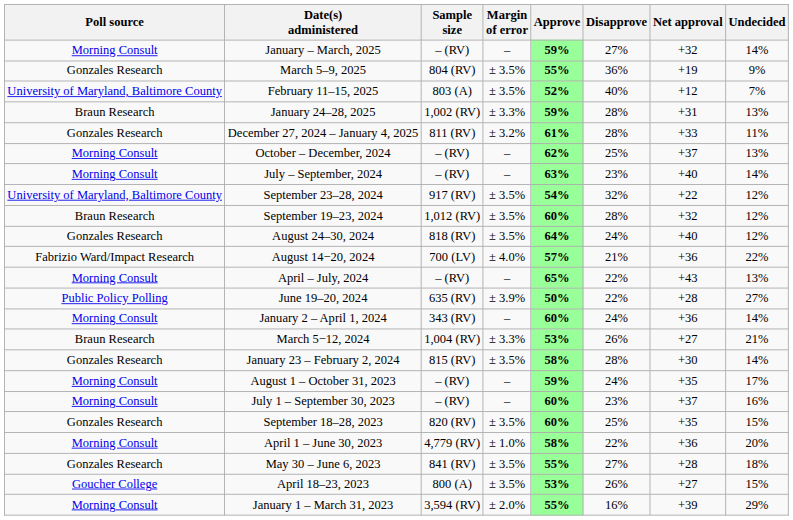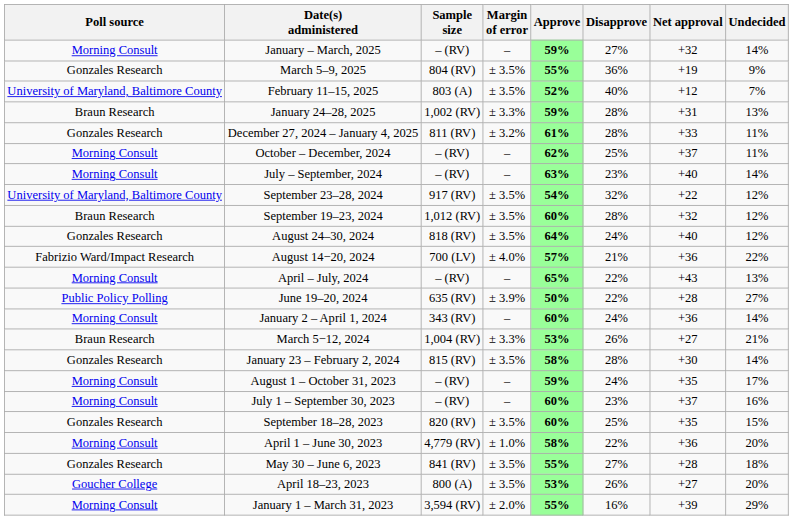(757, 153) 13% -> (757, 153) 11%
(757, 484) 15% -> (757, 484) 20%
